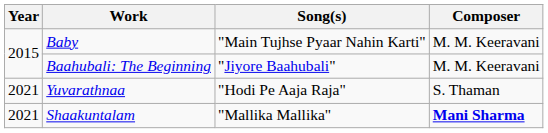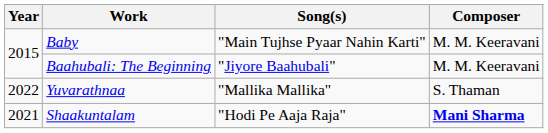(24, 90) 2021 -> (24, 90) 2022
(282, 90) "Hodi Pe Aaja Raja" -> (275, 90) "Mallika Mallika"
(275, 115) "Mallika Mallika" -> (282, 115) "Hodi Pe Aaja Raja"
